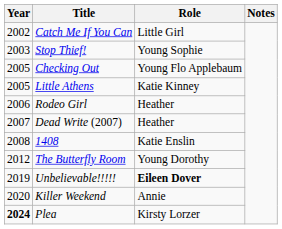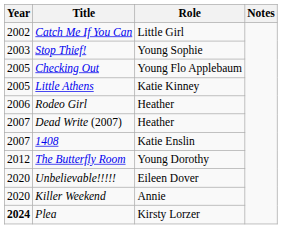(19, 141) 2008 -> (19, 141) 2007
(19, 178) 2019 -> (19, 178) 2020
(169, 178) bold -> (168, 178) normal
